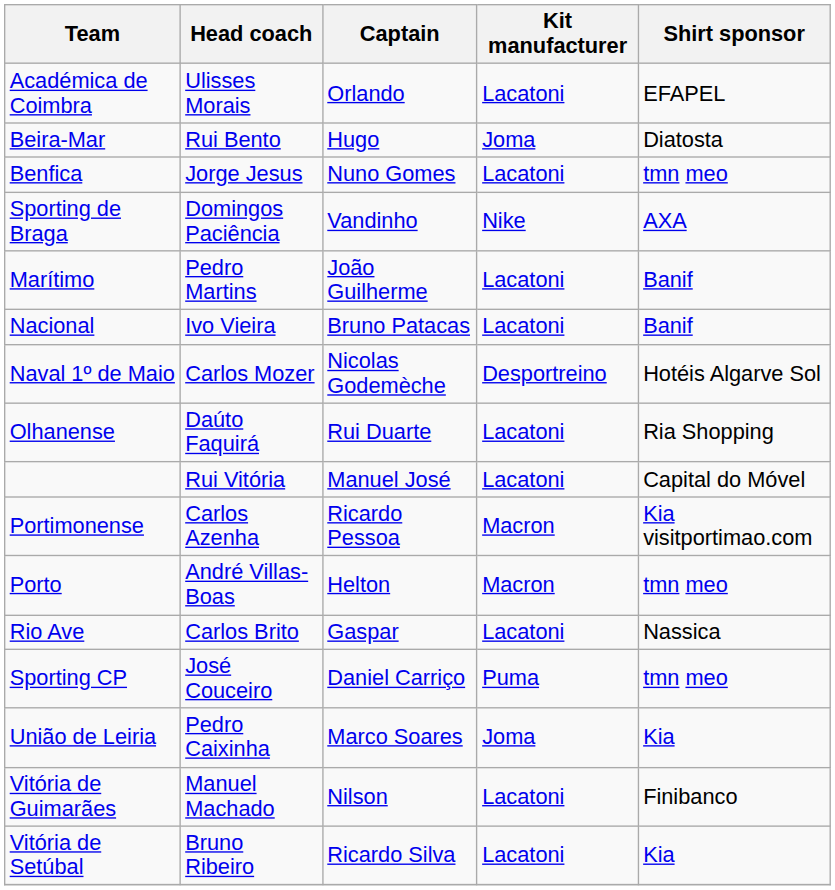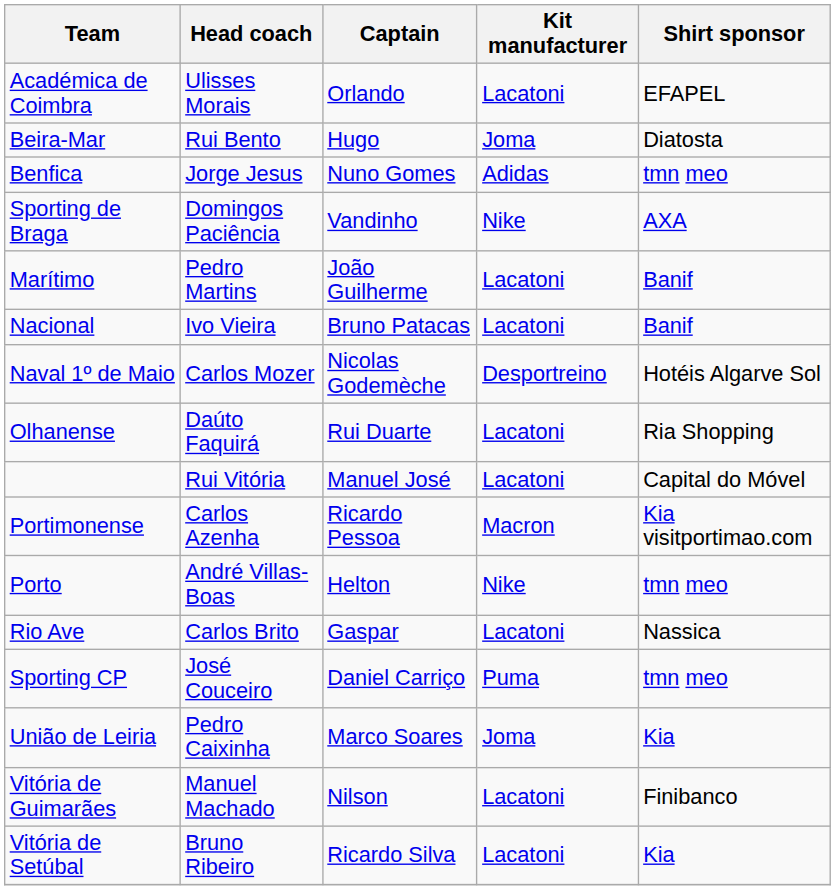(523, 174) Lacatoni -> (515, 174) Adidas
(518, 584) Macron -> (504, 584) Nike
